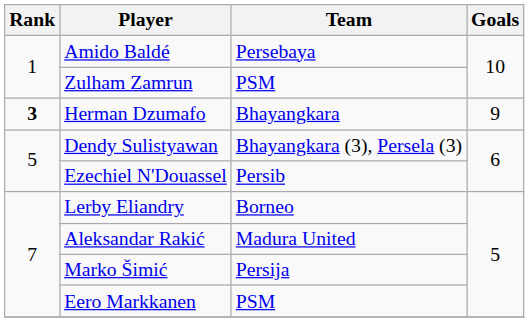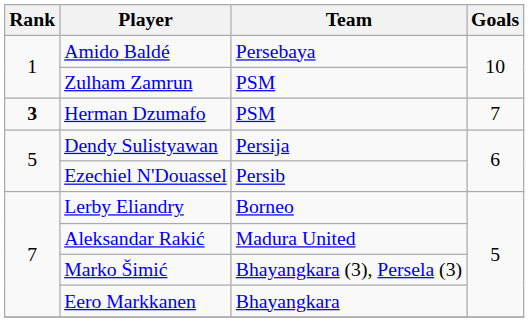(288, 113) Bhayangkara -> (256, 113) PSM
(495, 113) 9 -> (495, 113) 7
(349, 144) Bhayangkara (3), Persela (3) -> (263, 144) Persija
(263, 269) Persija -> (349, 269) Bhayangkara (3), Persela (3)
(256, 301) PSM -> (288, 301) Bhayangkara
